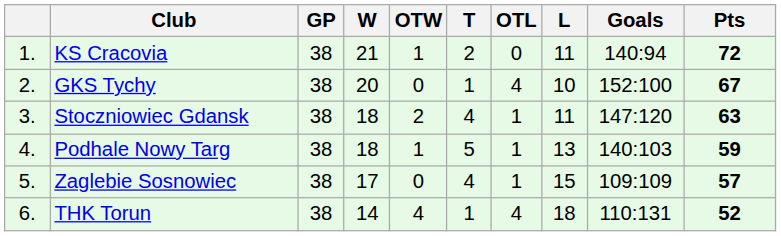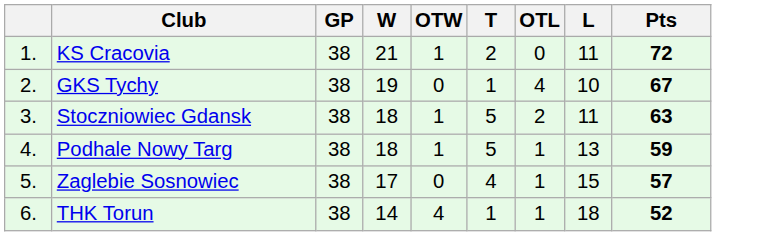- column: (635, 20)
(367, 85) 20 -> (387, 85) 19
(418, 117) 2 -> (439, 117) 1
(469, 117) 4 -> (491, 117) 5
(516, 117) 1 -> (540, 117) 2
(516, 213) 4 -> (540, 213) 1
